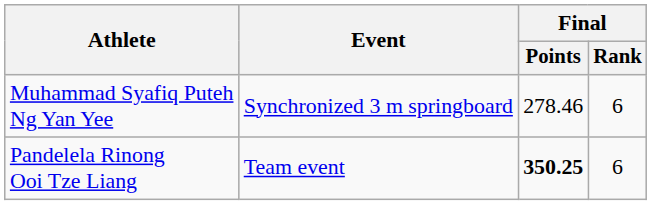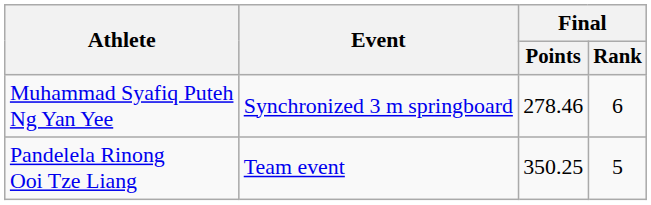(553, 168) bold -> (553, 168) normal
(618, 168) 6 -> (618, 168) 5
